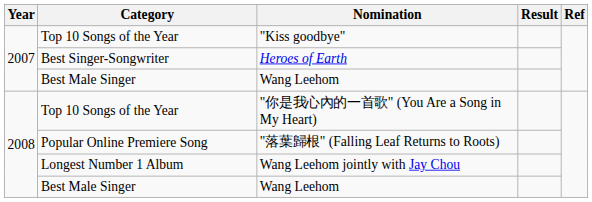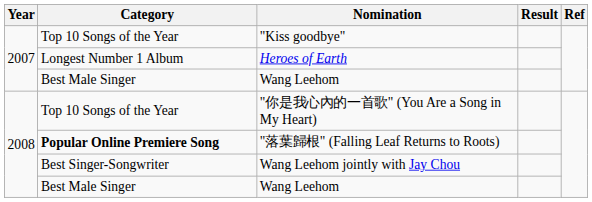(105, 58) Best Singer-Songwriter -> (112, 58) Longest Number 1 Album
(124, 142) normal -> (130, 142) bold
(112, 165) Longest Number 1 Album -> (105, 165) Best Singer-Songwriter
